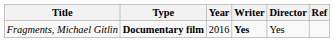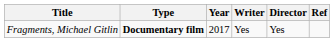(219, 29) 2016 -> (219, 29) 2017
(242, 29) bold -> (242, 29) normal
